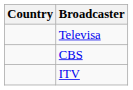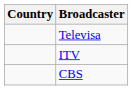rows swapped: (69, 74) <-> (71, 54)
